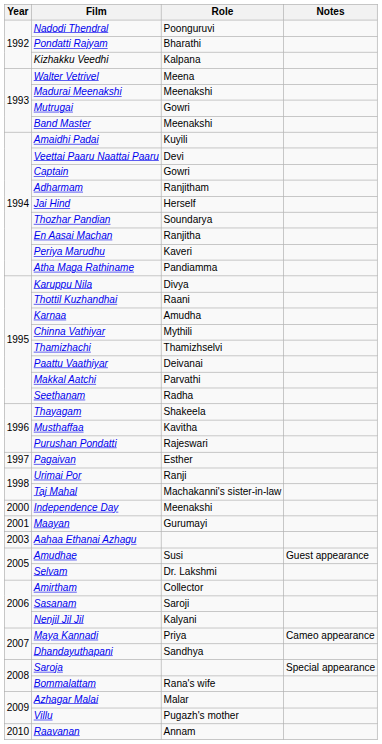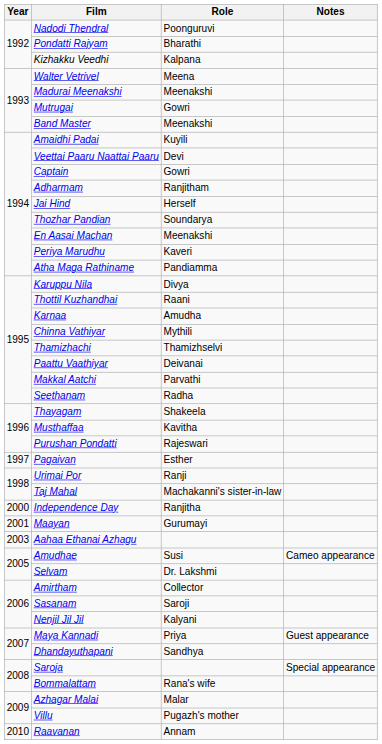(182, 236) Ranjitha -> (188, 236) Meenakshi
(188, 508) Meenakshi -> (182, 508) Ranjitha
(328, 556) Guest appearance -> (330, 556) Cameo appearance
(330, 635) Cameo appearance -> (328, 635) Guest appearance
